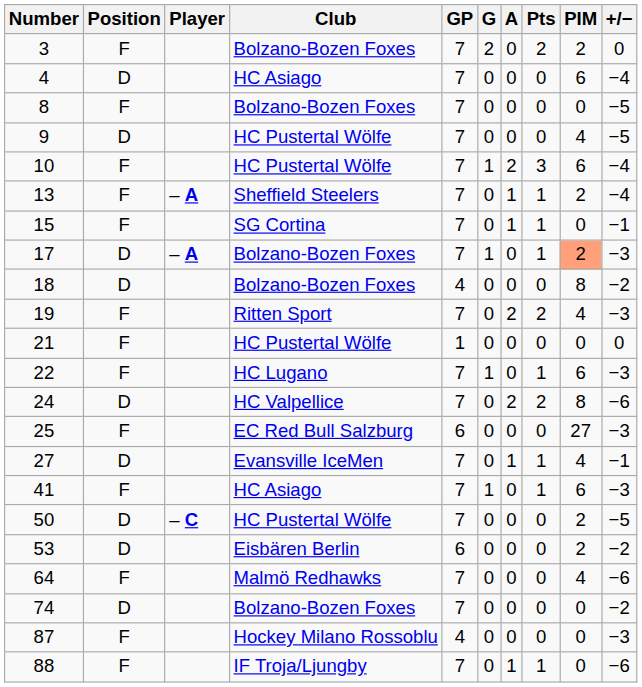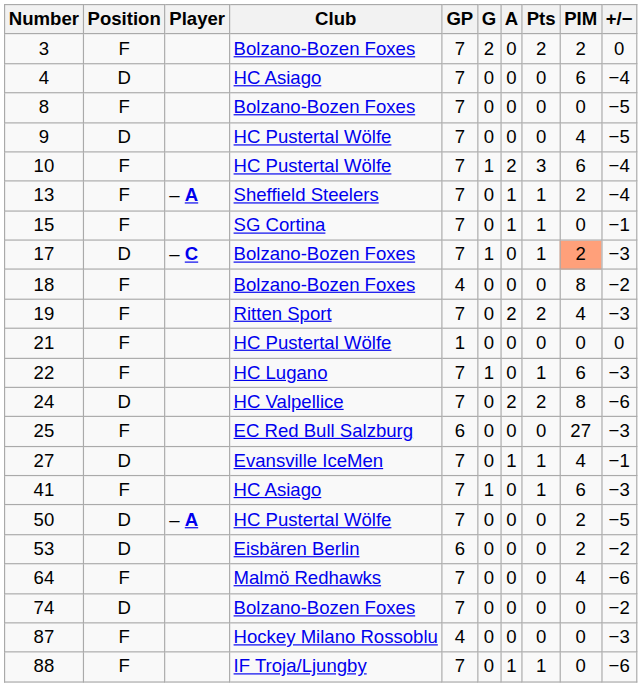(184, 254) – A -> (184, 254) – C
(124, 284) D -> (124, 284) F
(184, 519) – C -> (184, 519) – A
